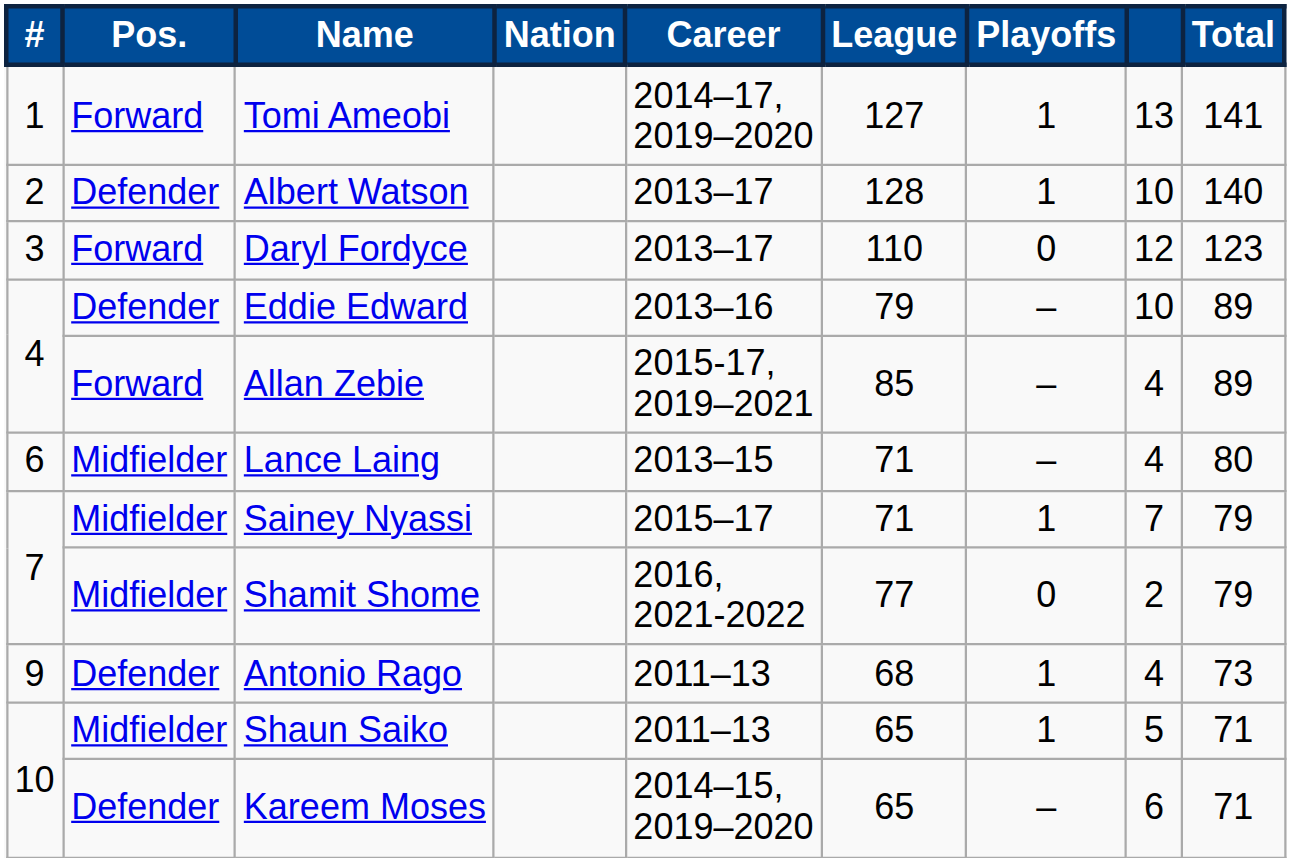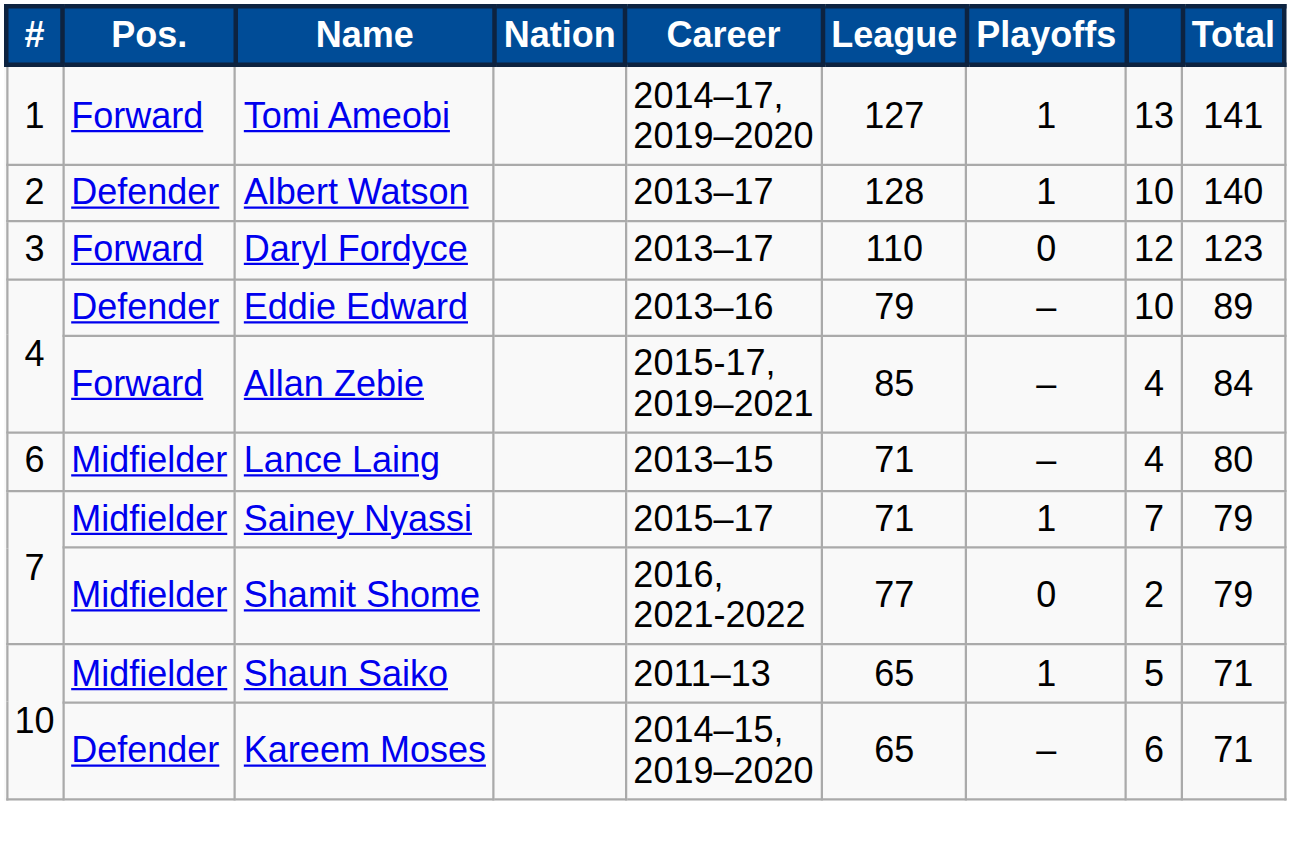(1233, 383) 89 -> (1233, 383) 84
- row: (353, 672)
